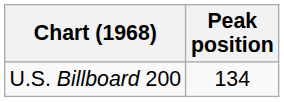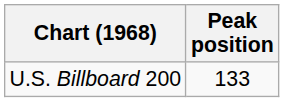(232, 79) 134 -> (232, 79) 133
